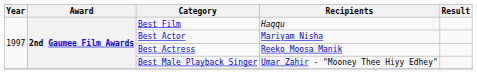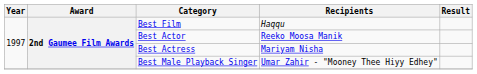(292, 37) Mariyam Nisha -> (302, 37) Reeko Moosa Manik
(302, 50) Reeko Moosa Manik -> (292, 50) Mariyam Nisha
